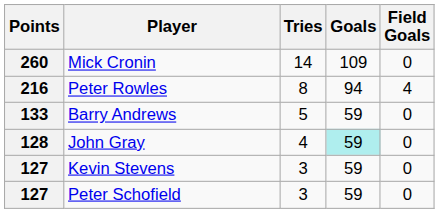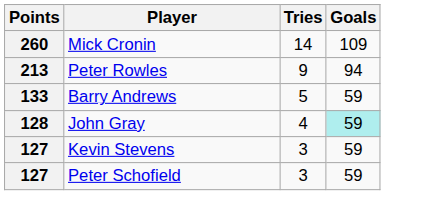- column: (407, 27)
(34, 89) 216 -> (34, 70) 213
(303, 89) 8 -> (303, 70) 9
